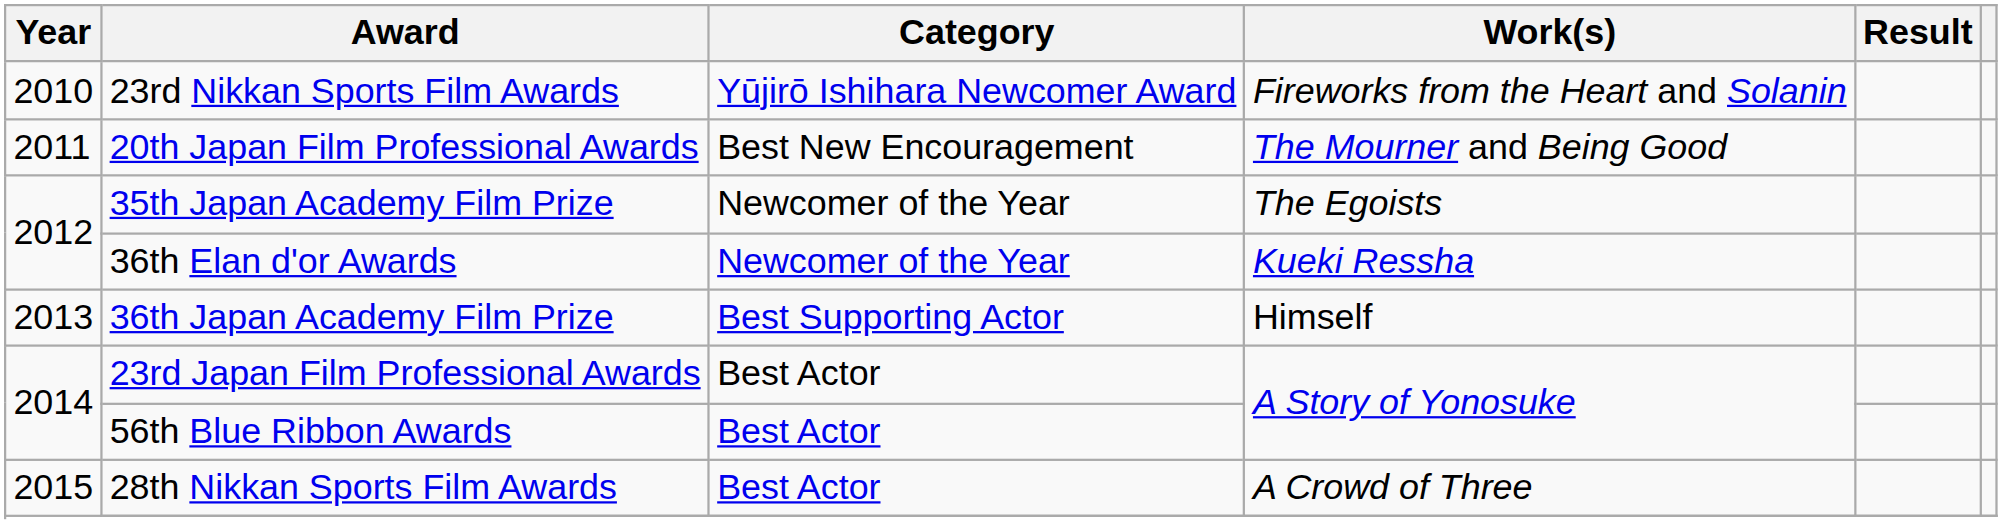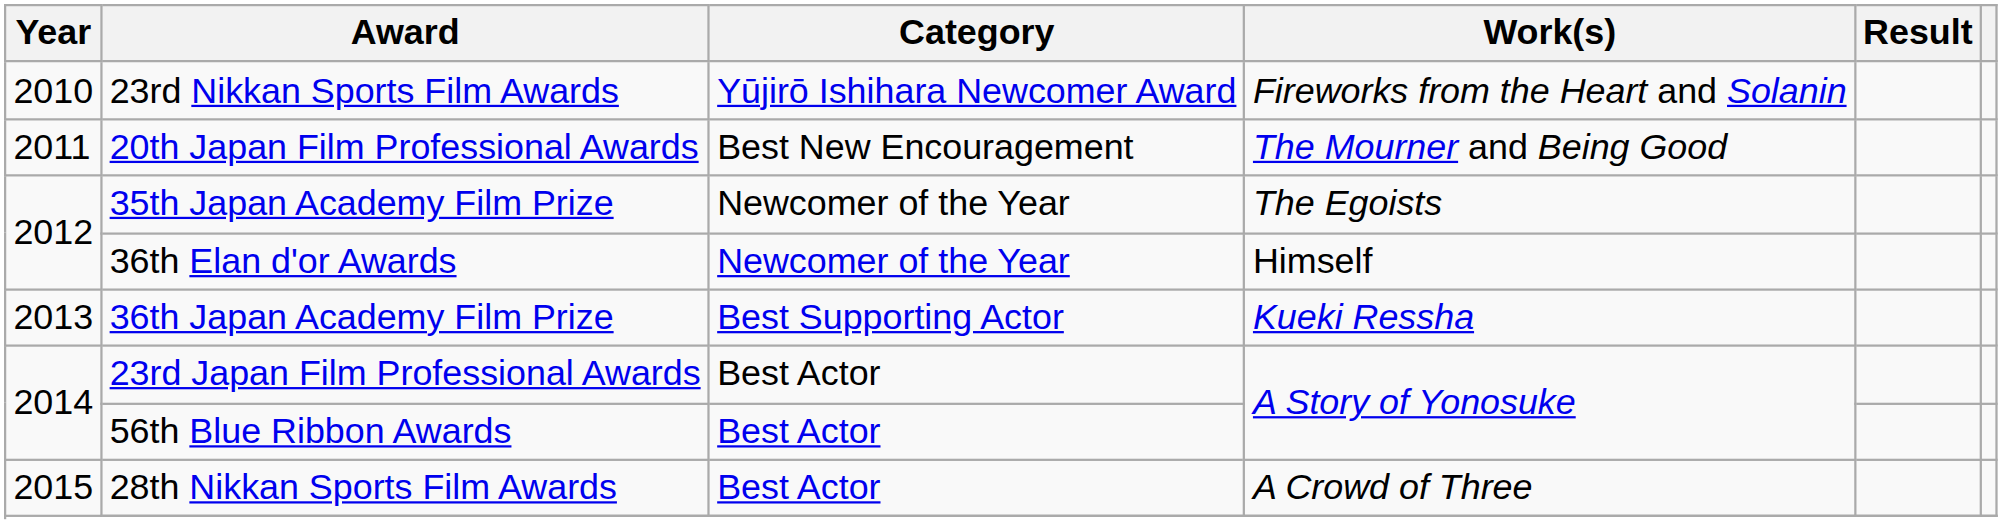(1364, 260) Kueki Ressha -> (1313, 260) Himself
(1313, 317) Himself -> (1364, 317) Kueki Ressha
